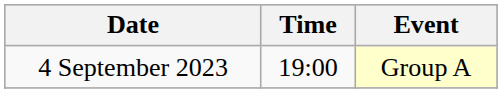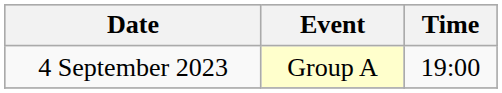columns swapped: (308, 25) <-> (426, 25)
